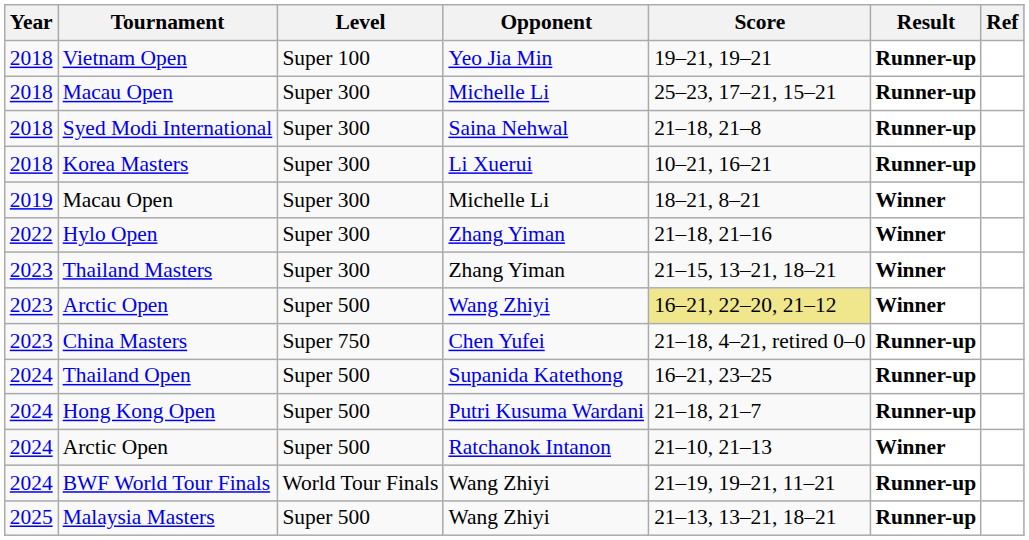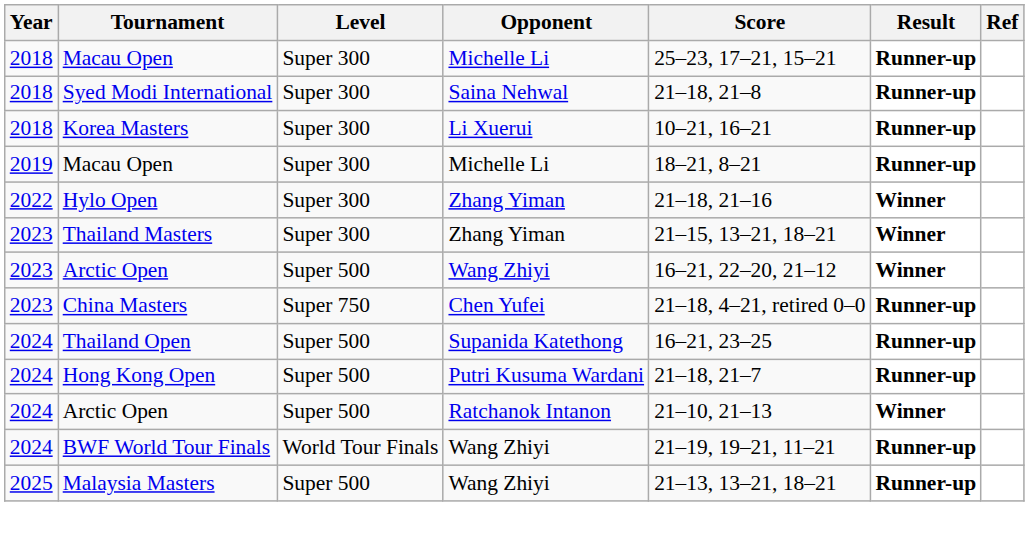- row: (31, 57)
(911, 199) Winner -> (926, 164) Runner-up
(745, 305) khaki background -> (745, 270) no background
